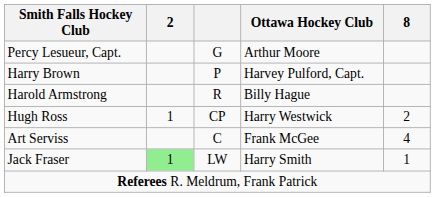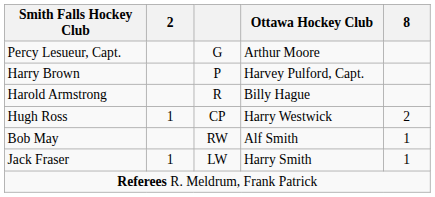- row: (38, 138)
+ row: (33, 138)
(170, 159) lightgreen background -> (170, 159) no background
